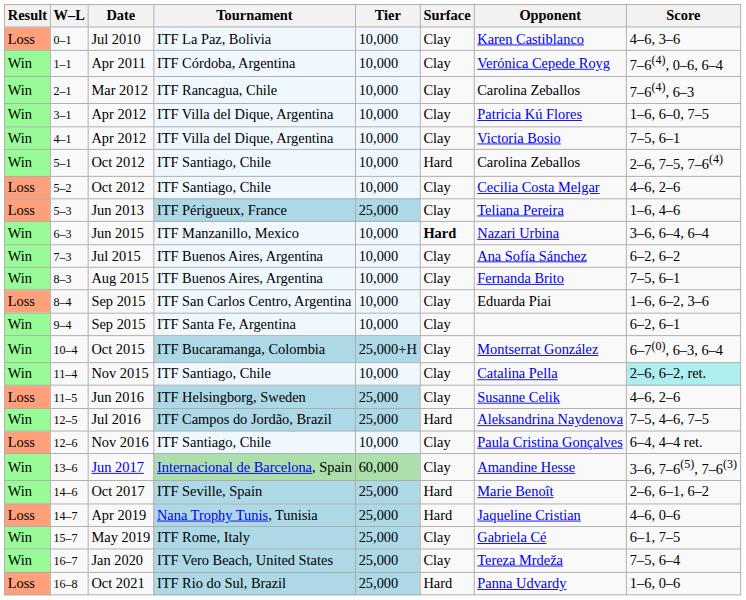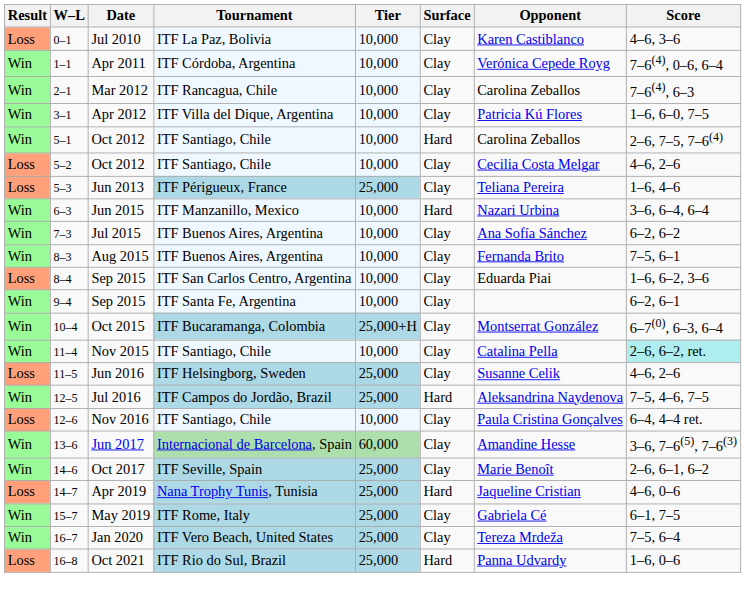- row: (63, 138)
(440, 233) bold -> (438, 210) normal
(438, 492) Hard -> (437, 469) Clay
